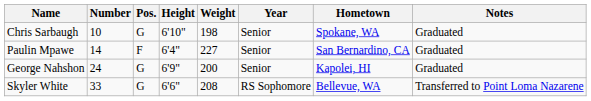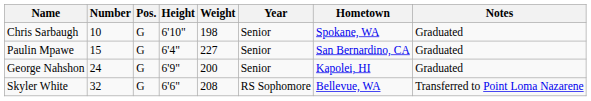(96, 50) 14 -> (96, 50) 15
(139, 50) F -> (140, 50) G
(96, 86) 33 -> (96, 86) 32
